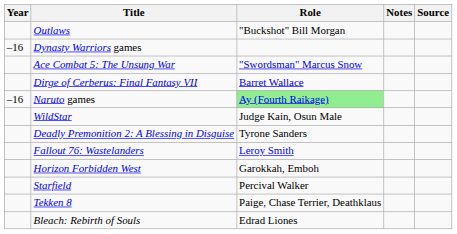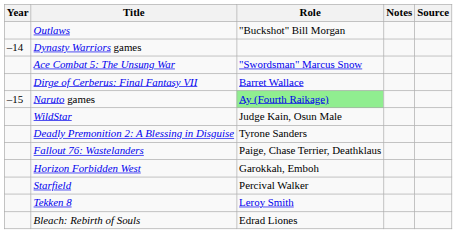(15, 47) –16 -> (15, 47) –14
(15, 99) –16 -> (15, 99) –15
(266, 151) Leroy Smith -> (310, 151) Paige, Chase Terrier, Deathklaus
(310, 202) Paige, Chase Terrier, Deathklaus -> (266, 202) Leroy Smith
